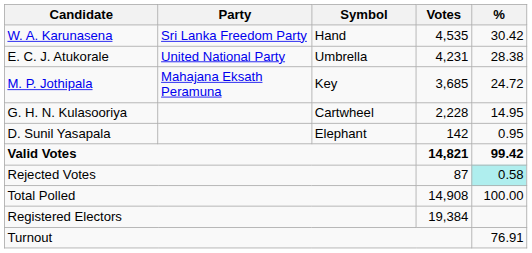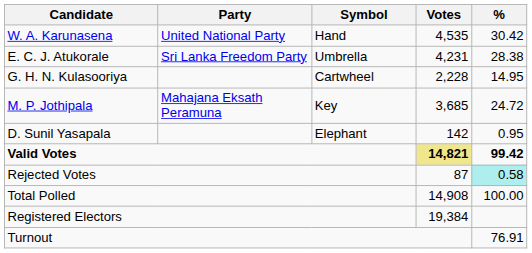(234, 35) Sri Lanka Freedom Party -> (223, 35) United National Party
(223, 56) United National Party -> (234, 56) Sri Lanka Freedom Party
rows swapped: (50, 84) <-> (67, 112)
(448, 154) no background -> (448, 154) khaki background
